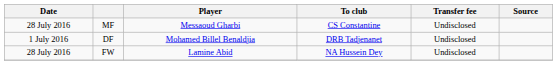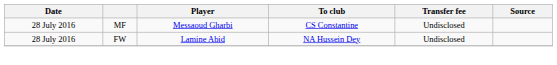- row: (108, 38)
